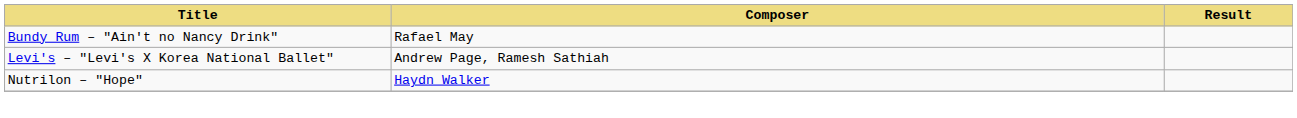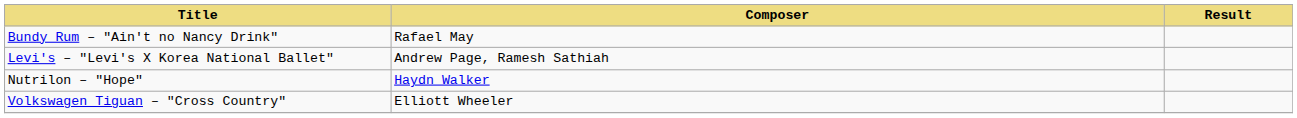+ row: (147, 102)
